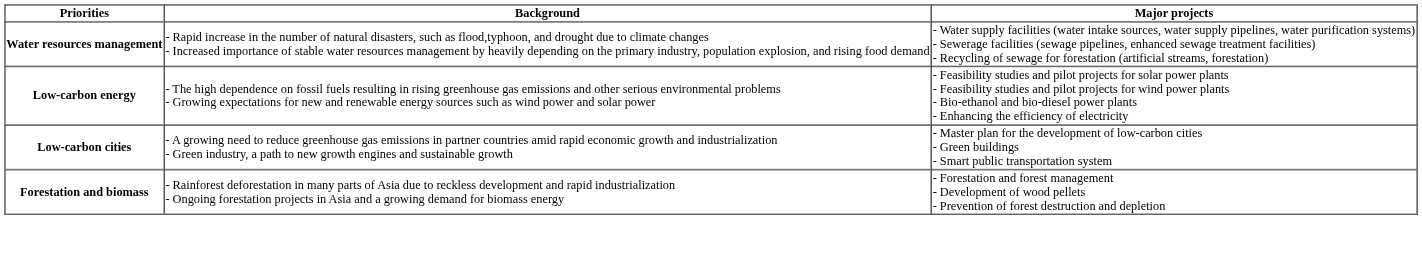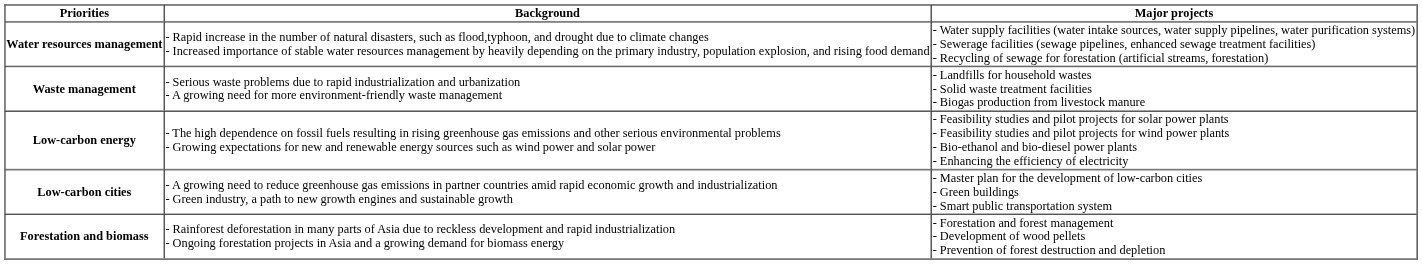+ row: (84, 88)
